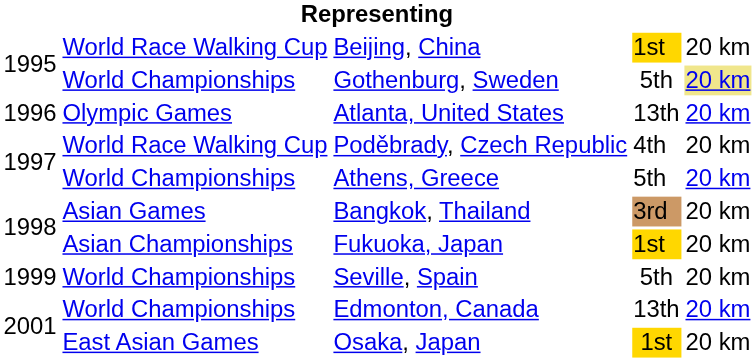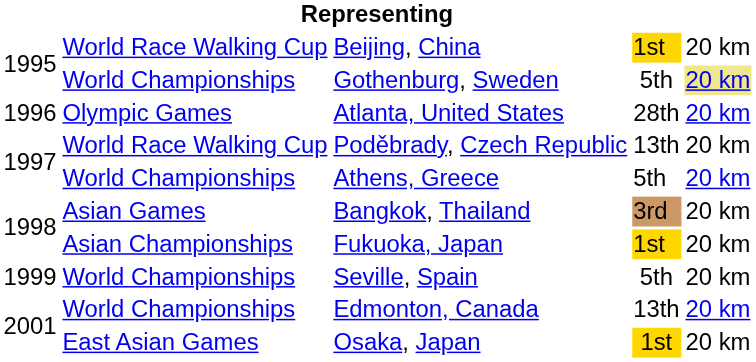(656, 112) 13th -> (656, 112) 28th
(650, 145) 4th -> (656, 145) 13th
